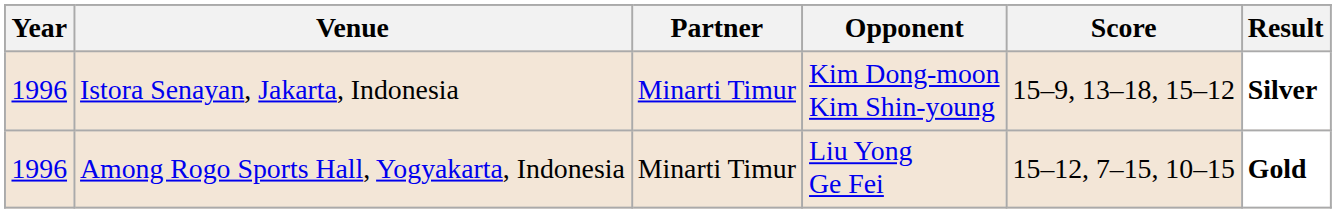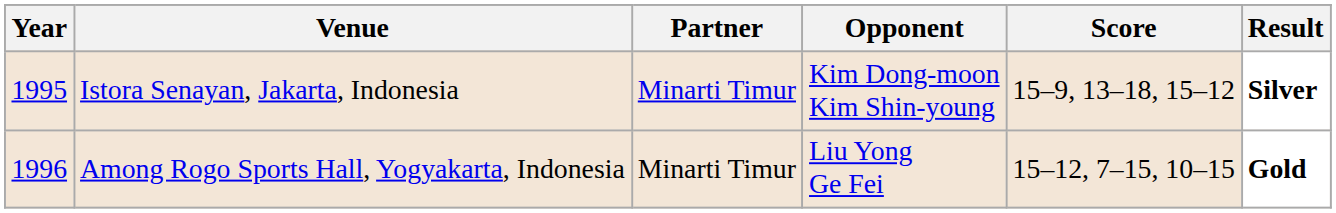(39, 90) 1996 -> (39, 90) 1995
